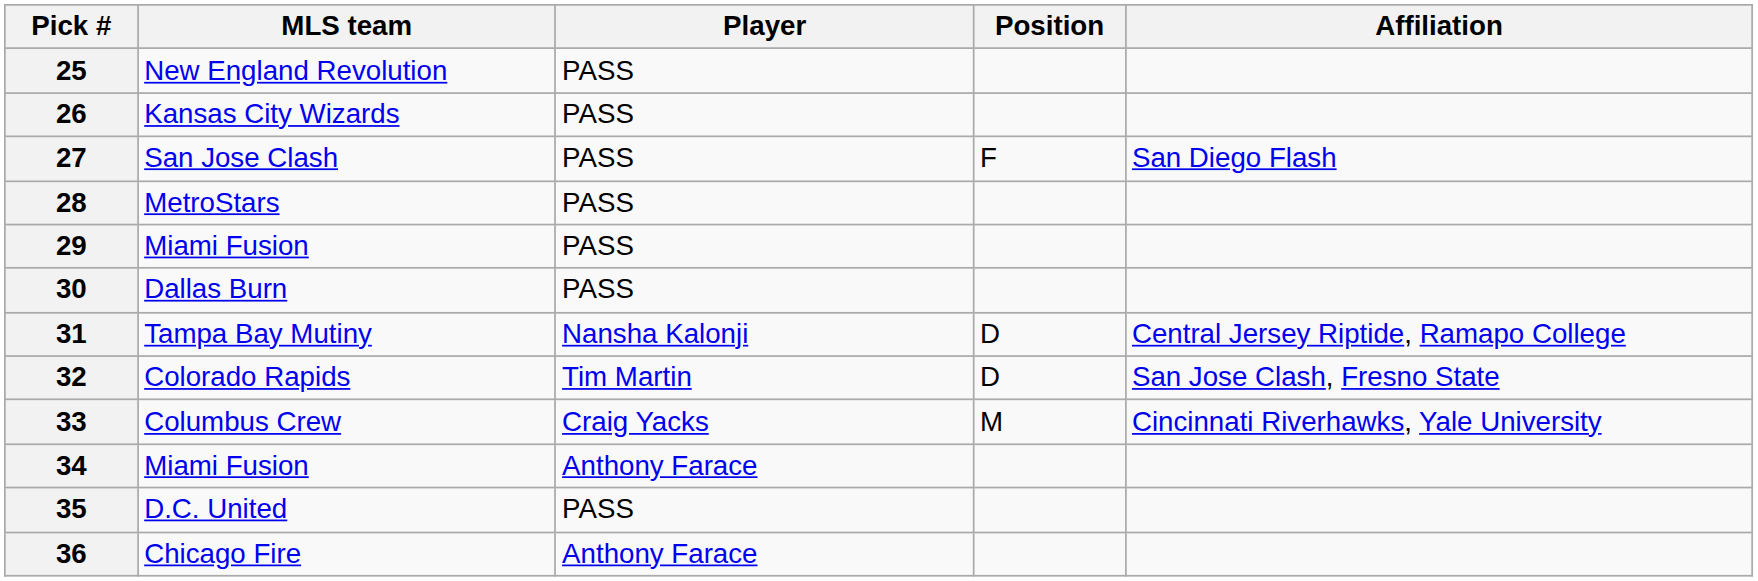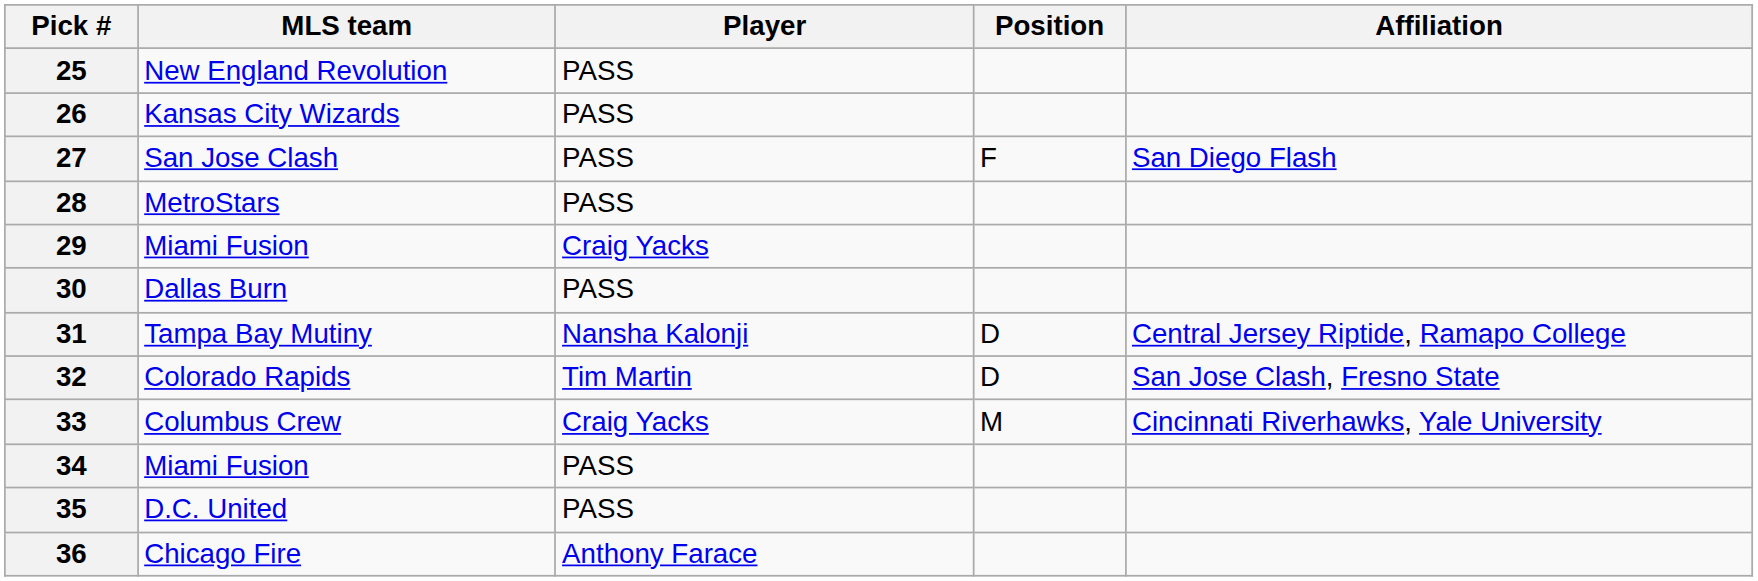(598, 245) PASS -> (635, 245) Craig Yacks
(660, 465) Anthony Farace -> (598, 465) PASS
